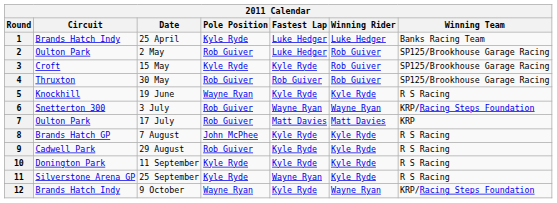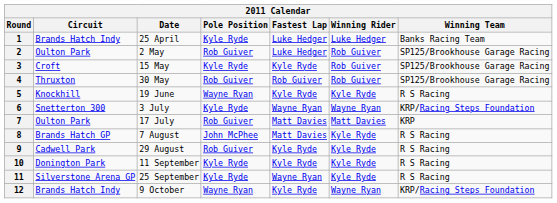(228, 108) Rob Guiver -> (226, 108) Kyle Ryde
(295, 136) Kyle Ryde -> (299, 136) Matt Davies
